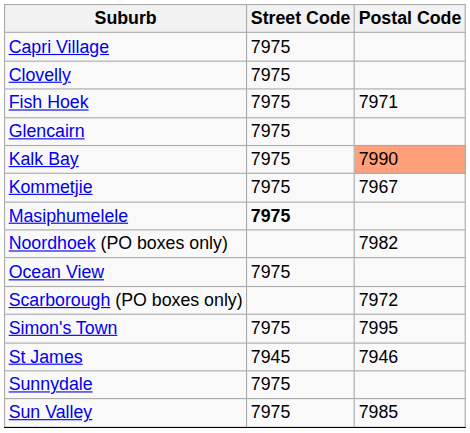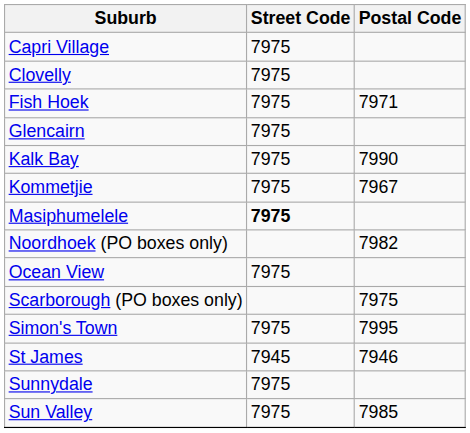(378, 159) lightsalmon background -> (378, 159) no background
(378, 300) 7972 -> (378, 300) 7975
